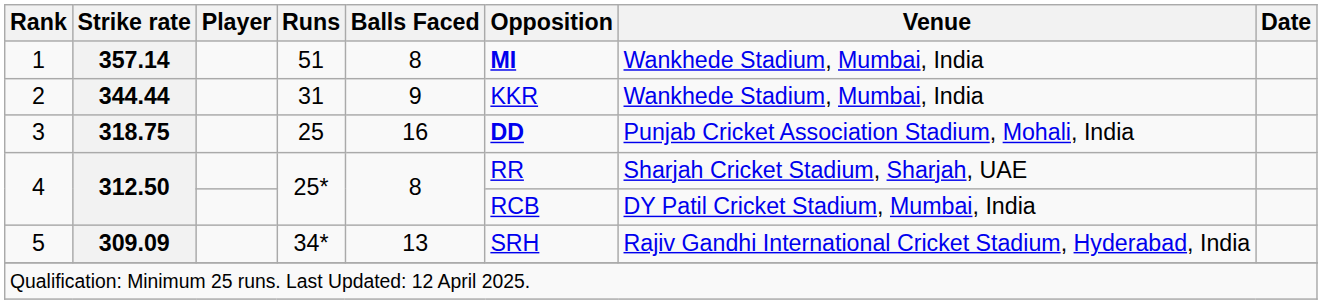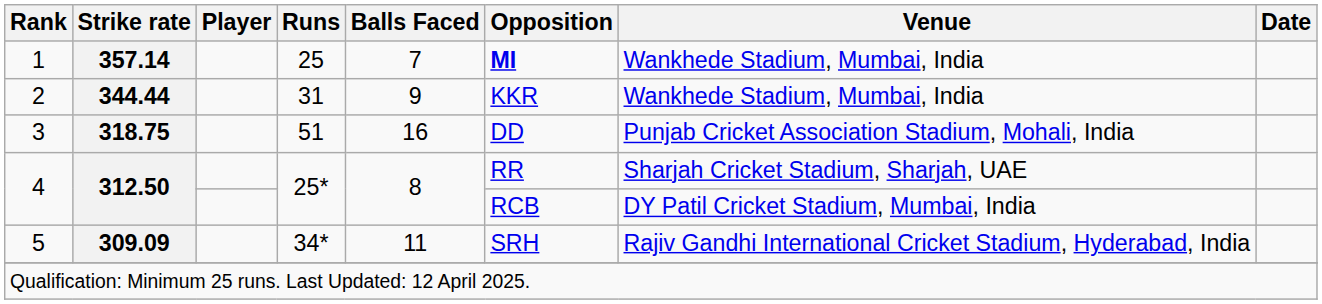(311, 59) 51 -> (311, 59) 25
(415, 59) 8 -> (415, 59) 7
(311, 133) 25 -> (311, 133) 51
(507, 133) bold -> (507, 133) normal
(415, 243) 13 -> (415, 243) 11
